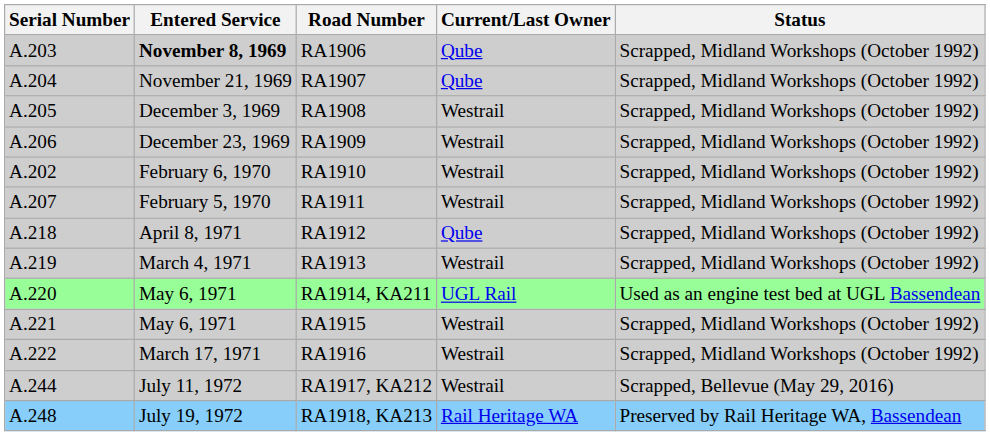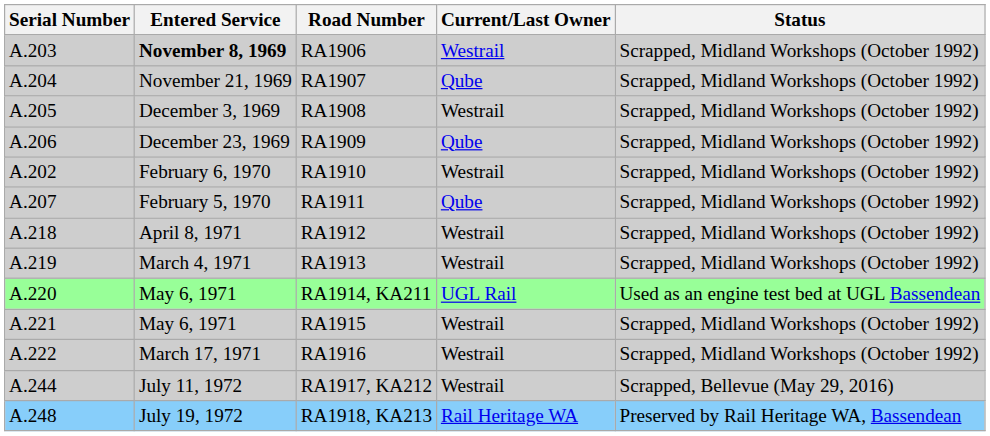(462, 50) Qube -> (473, 50) Westrail
(473, 141) Westrail -> (462, 141) Qube
(473, 202) Westrail -> (462, 202) Qube
(462, 232) Qube -> (473, 232) Westrail
